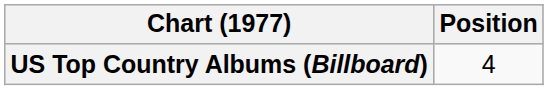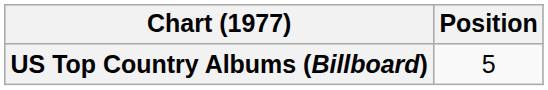(489, 63) 4 -> (489, 63) 5
